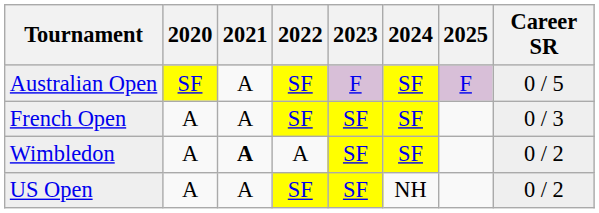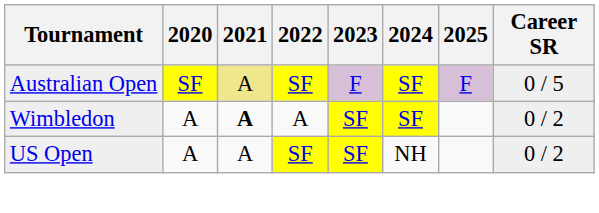(245, 82) no background -> (245, 82) khaki background
- row: (68, 118)
